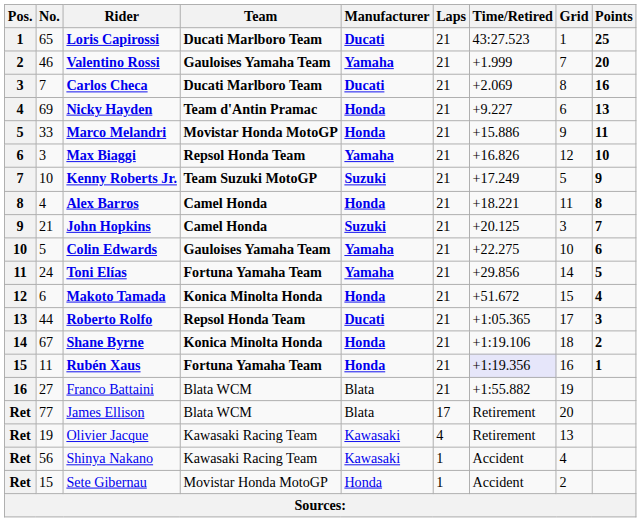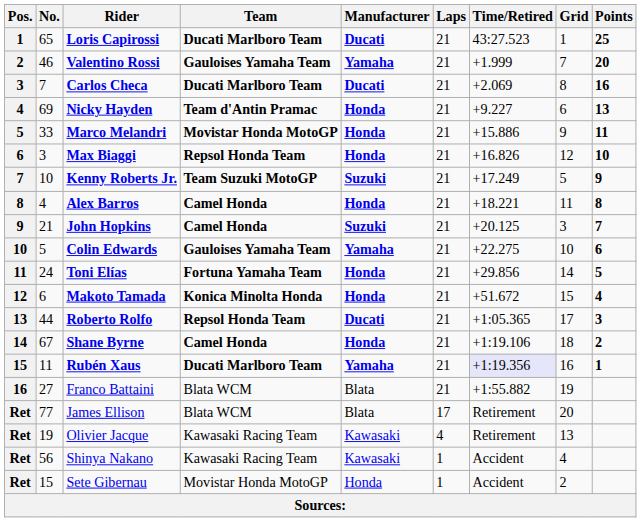(369, 156) Yamaha -> (365, 156) Honda
(369, 272) Yamaha -> (365, 272) Honda
(253, 342) Konica Minolta Honda -> (225, 342) Camel Honda
(253, 365) Fortuna Yamaha Team -> (253, 365) Ducati Marlboro Team
(365, 365) Honda -> (369, 365) Yamaha
